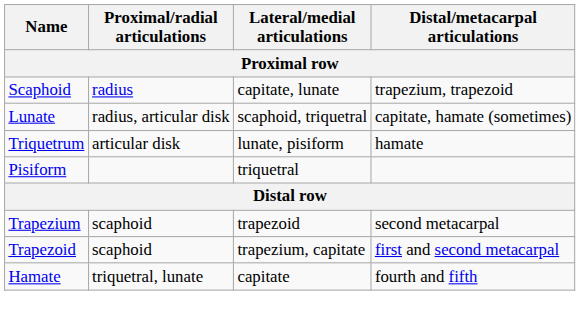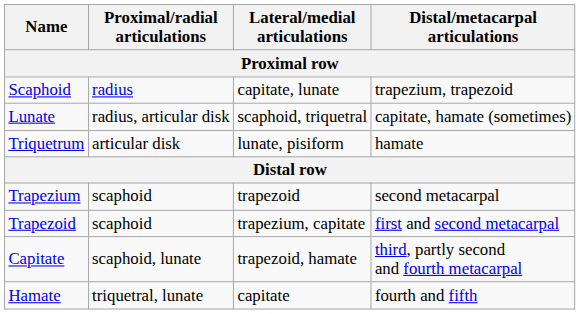- row: (37, 169)
+ row: (36, 259)
